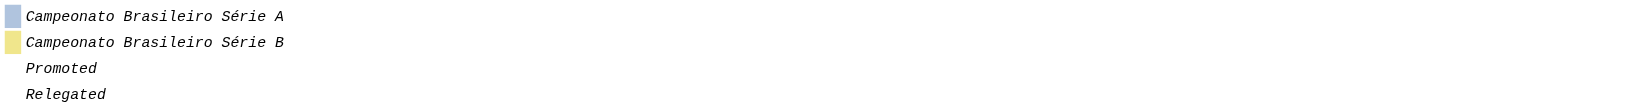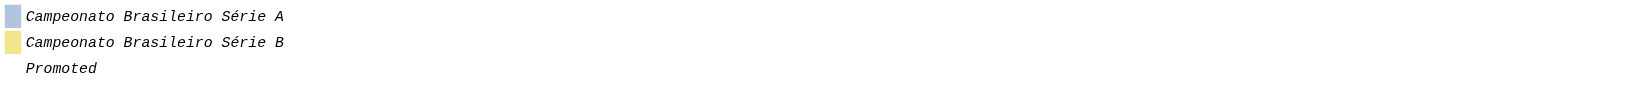- row: (66, 95)
